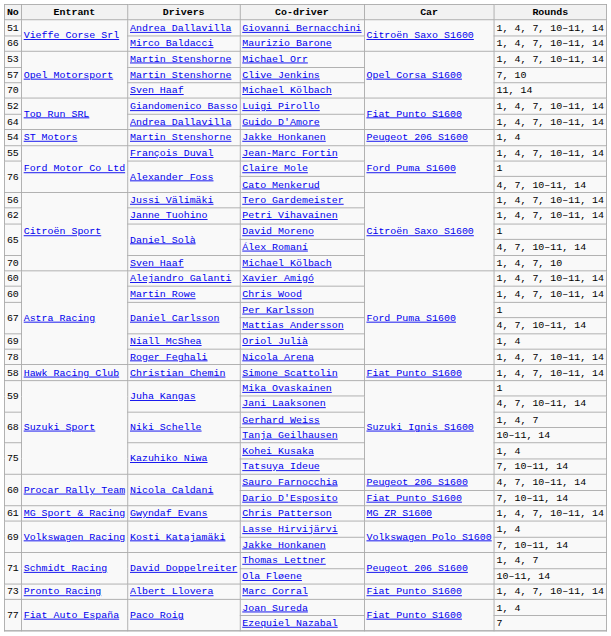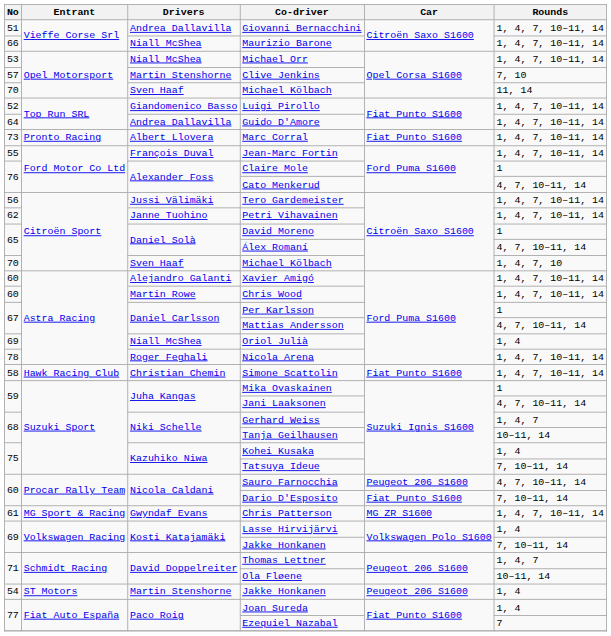(172, 44) Mirco Baldacci -> (166, 44) Niall McShea
(181, 59) Martin Stenshorne -> (166, 59) Niall McShea
rows swapped: (51, 138) <-> (62, 592)
